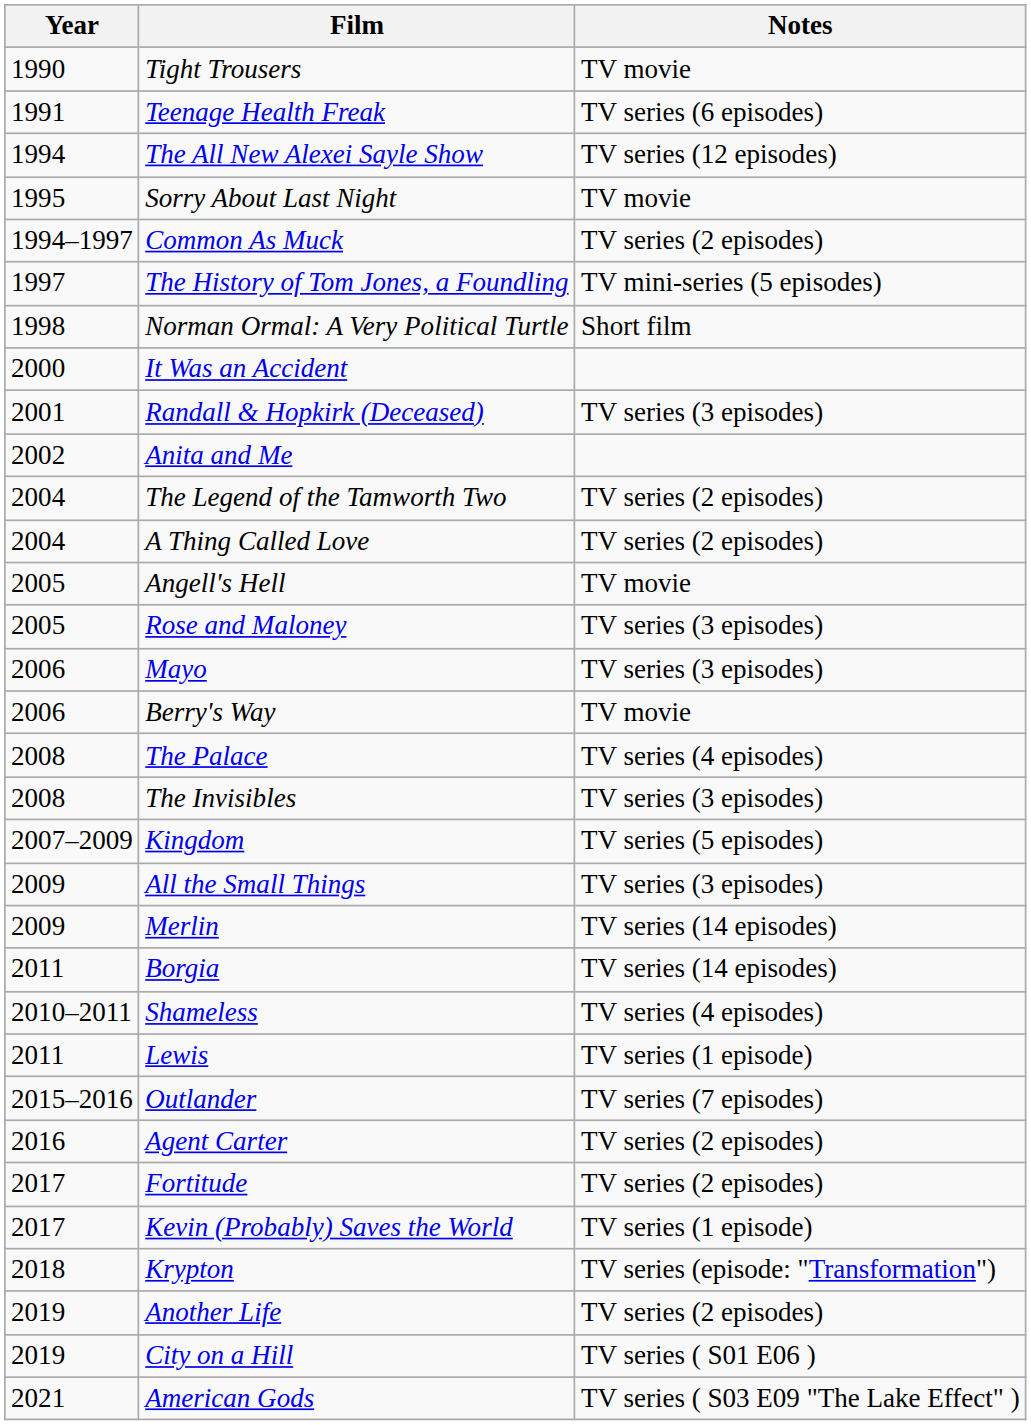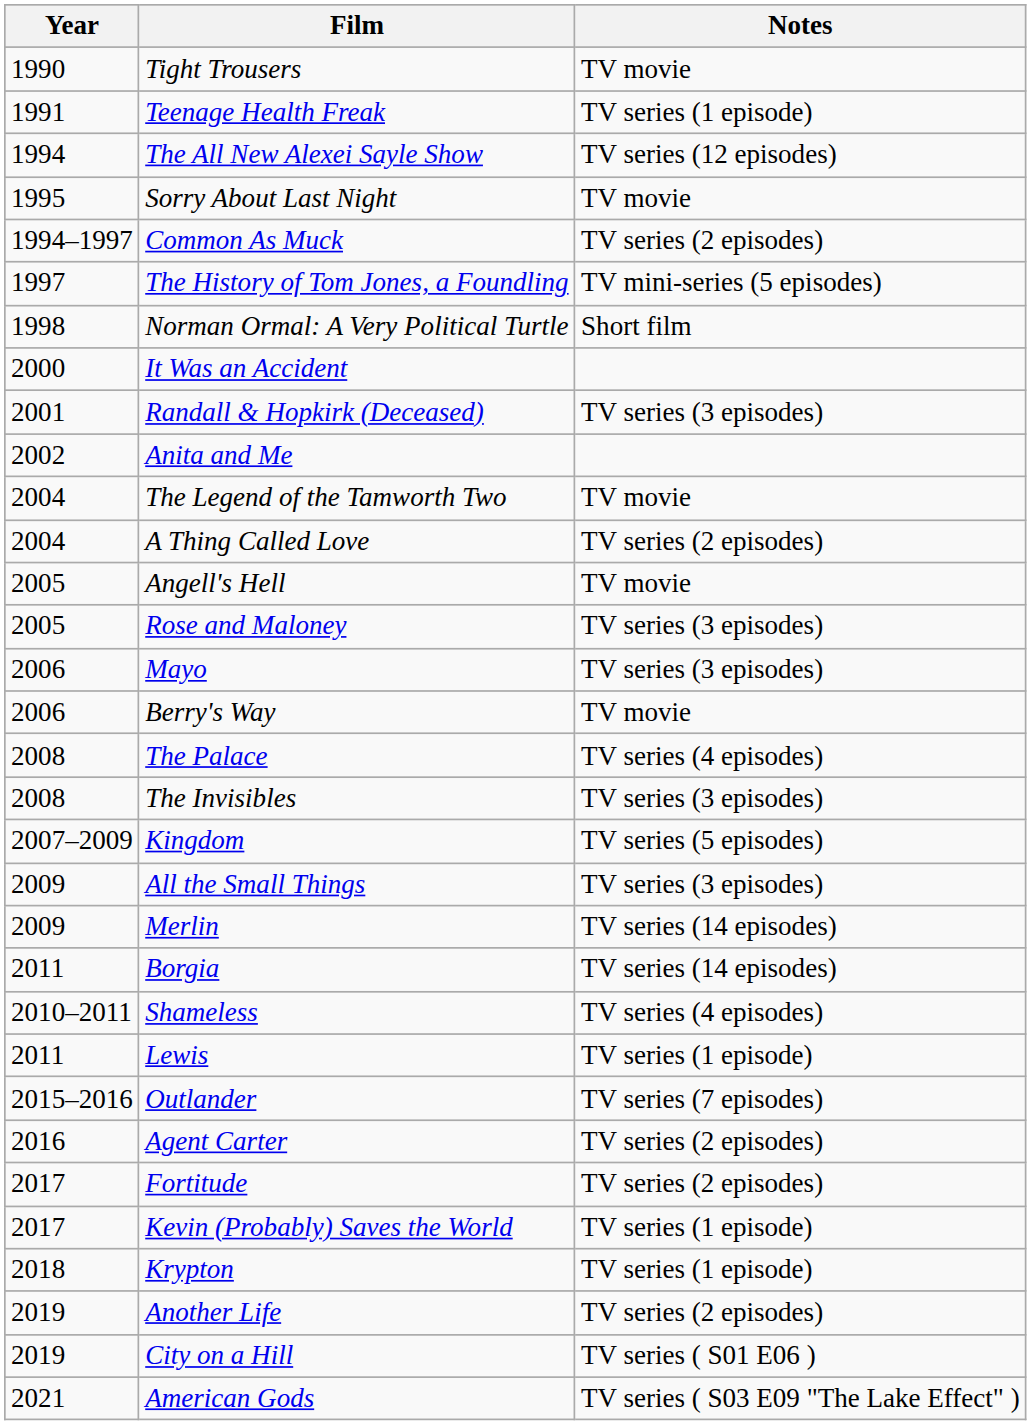(702, 111) TV series (6 episodes) -> (697, 111) TV series (1 episode)
(702, 497) TV series (2 episodes) -> (636, 497) TV movie
(789, 1269) TV series (episode: "Transformation") -> (697, 1269) TV series (1 episode)
